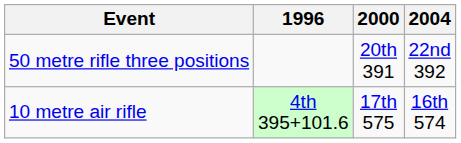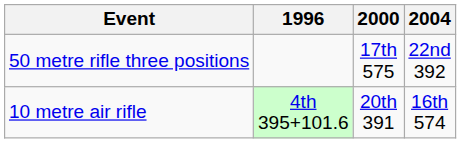(378, 60) 20th 391 -> (378, 60) 17th 575
(378, 112) 17th 575 -> (378, 112) 20th 391
